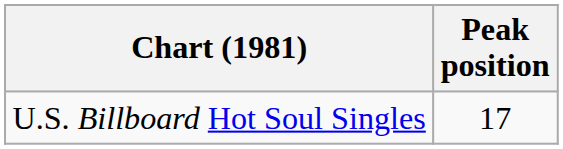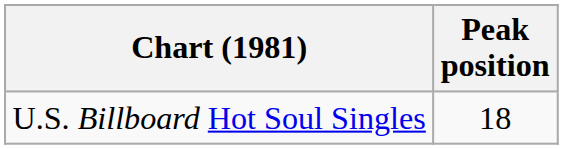(495, 117) 17 -> (495, 117) 18
